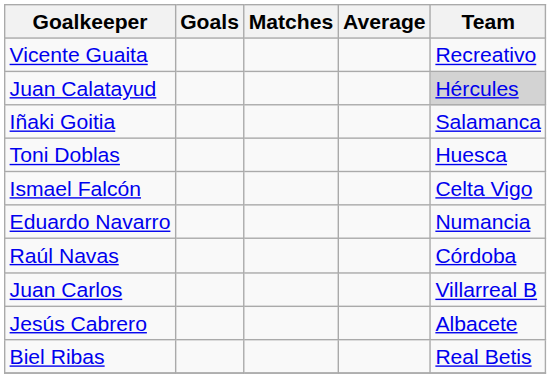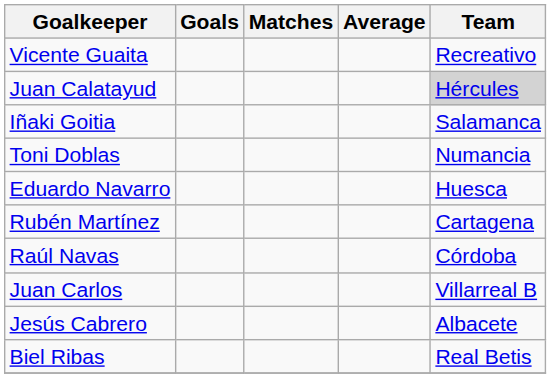(471, 155) Huesca -> (483, 155) Numancia
- row: (75, 189)
(483, 222) Numancia -> (471, 189) Huesca
+ row: (85, 222)
